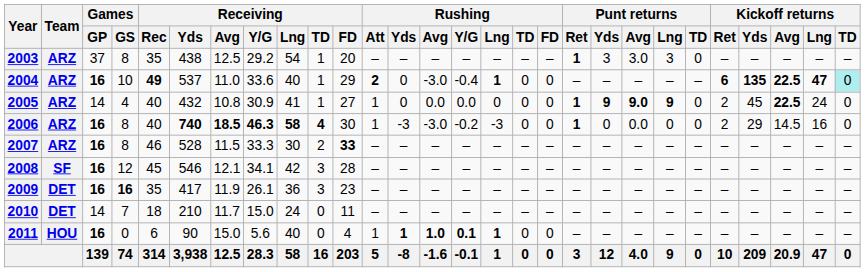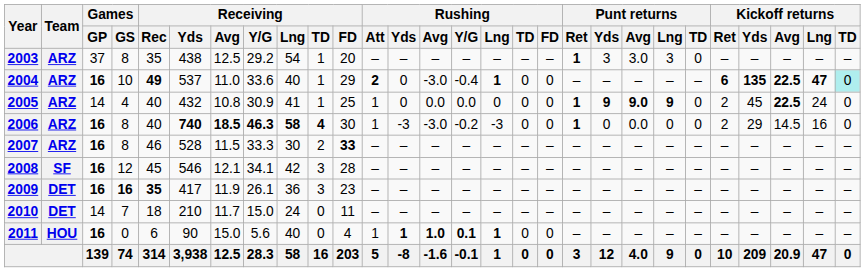(348, 102) 27 -> (348, 102) 25
(154, 189) normal -> (154, 189) bold
